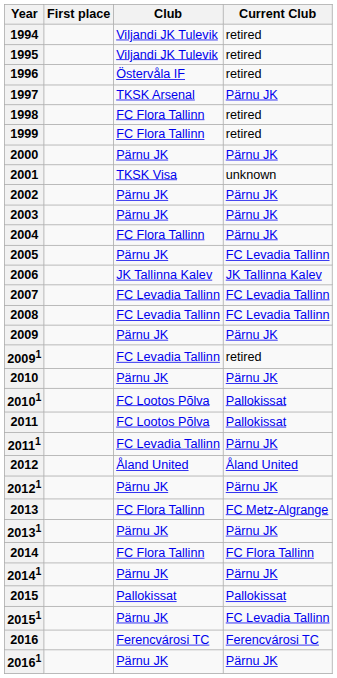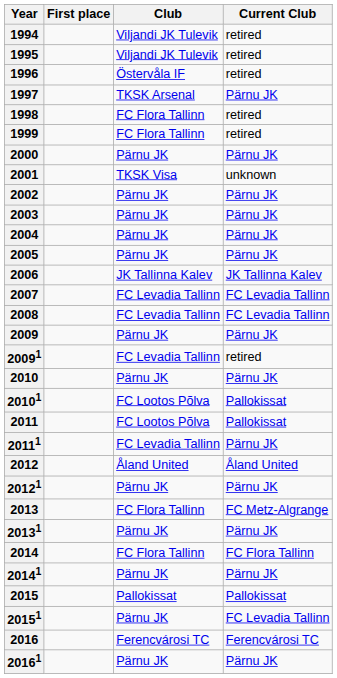(160, 235) FC Flora Tallinn -> (142, 235) Pärnu JK
(278, 255) FC Levadia Tallinn -> (252, 255) Pärnu JK
